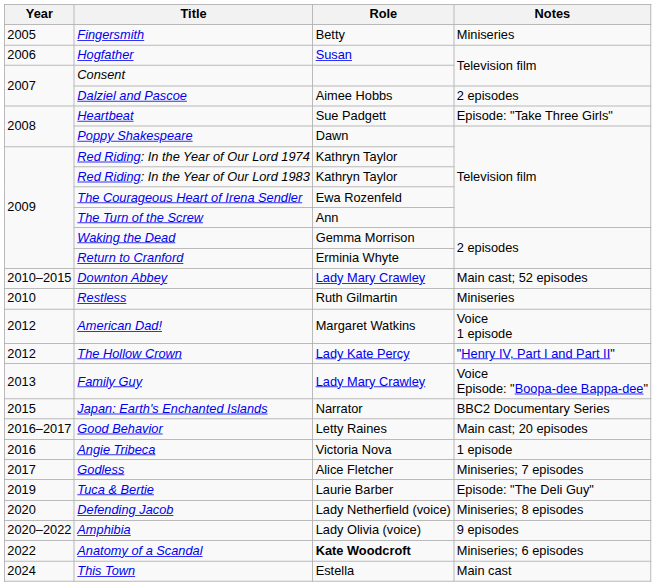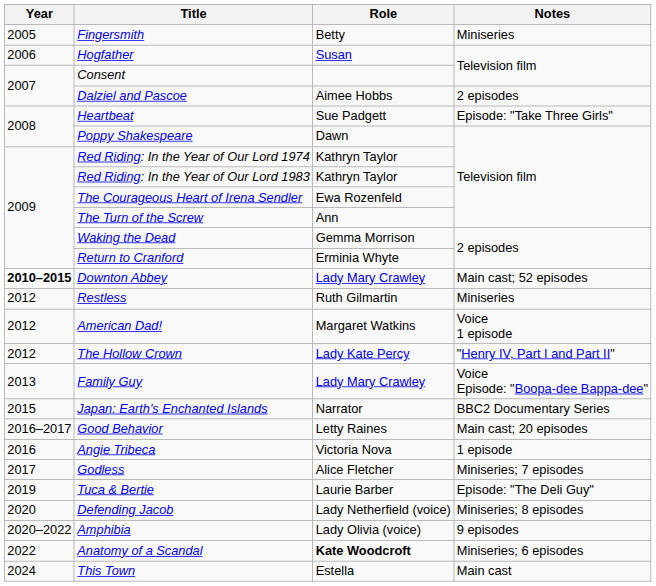(39, 278) normal -> (39, 278) bold
(22, 298) 2010 -> (22, 298) 2012
